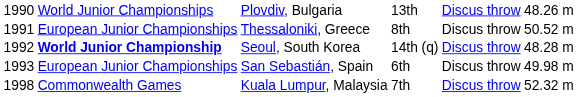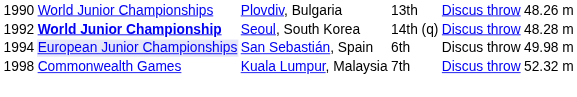- row: (305, 29)
(19, 67) 1993 -> (19, 48) 1994
(137, 67) no background -> (137, 48) lavender background
